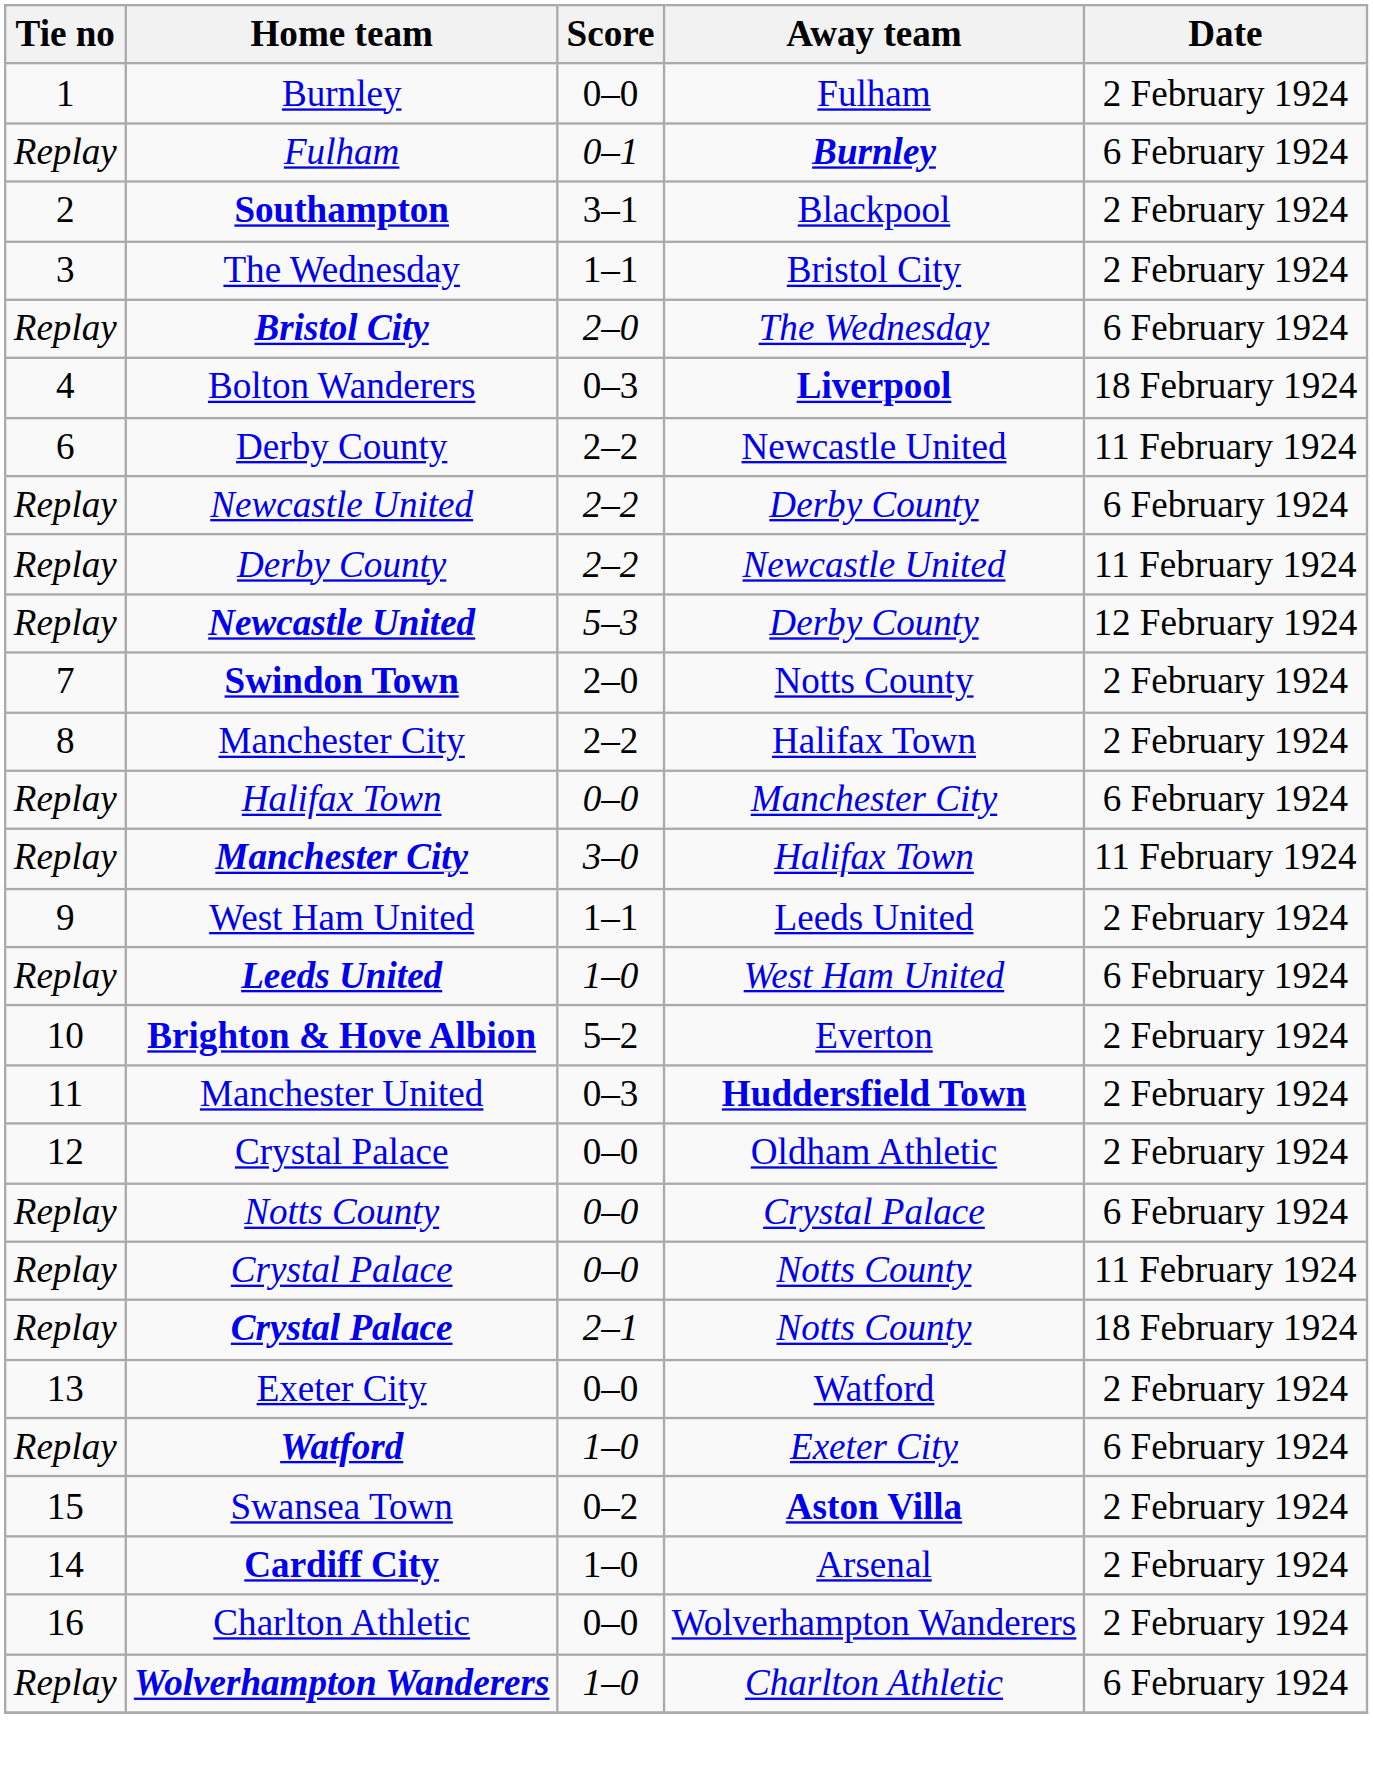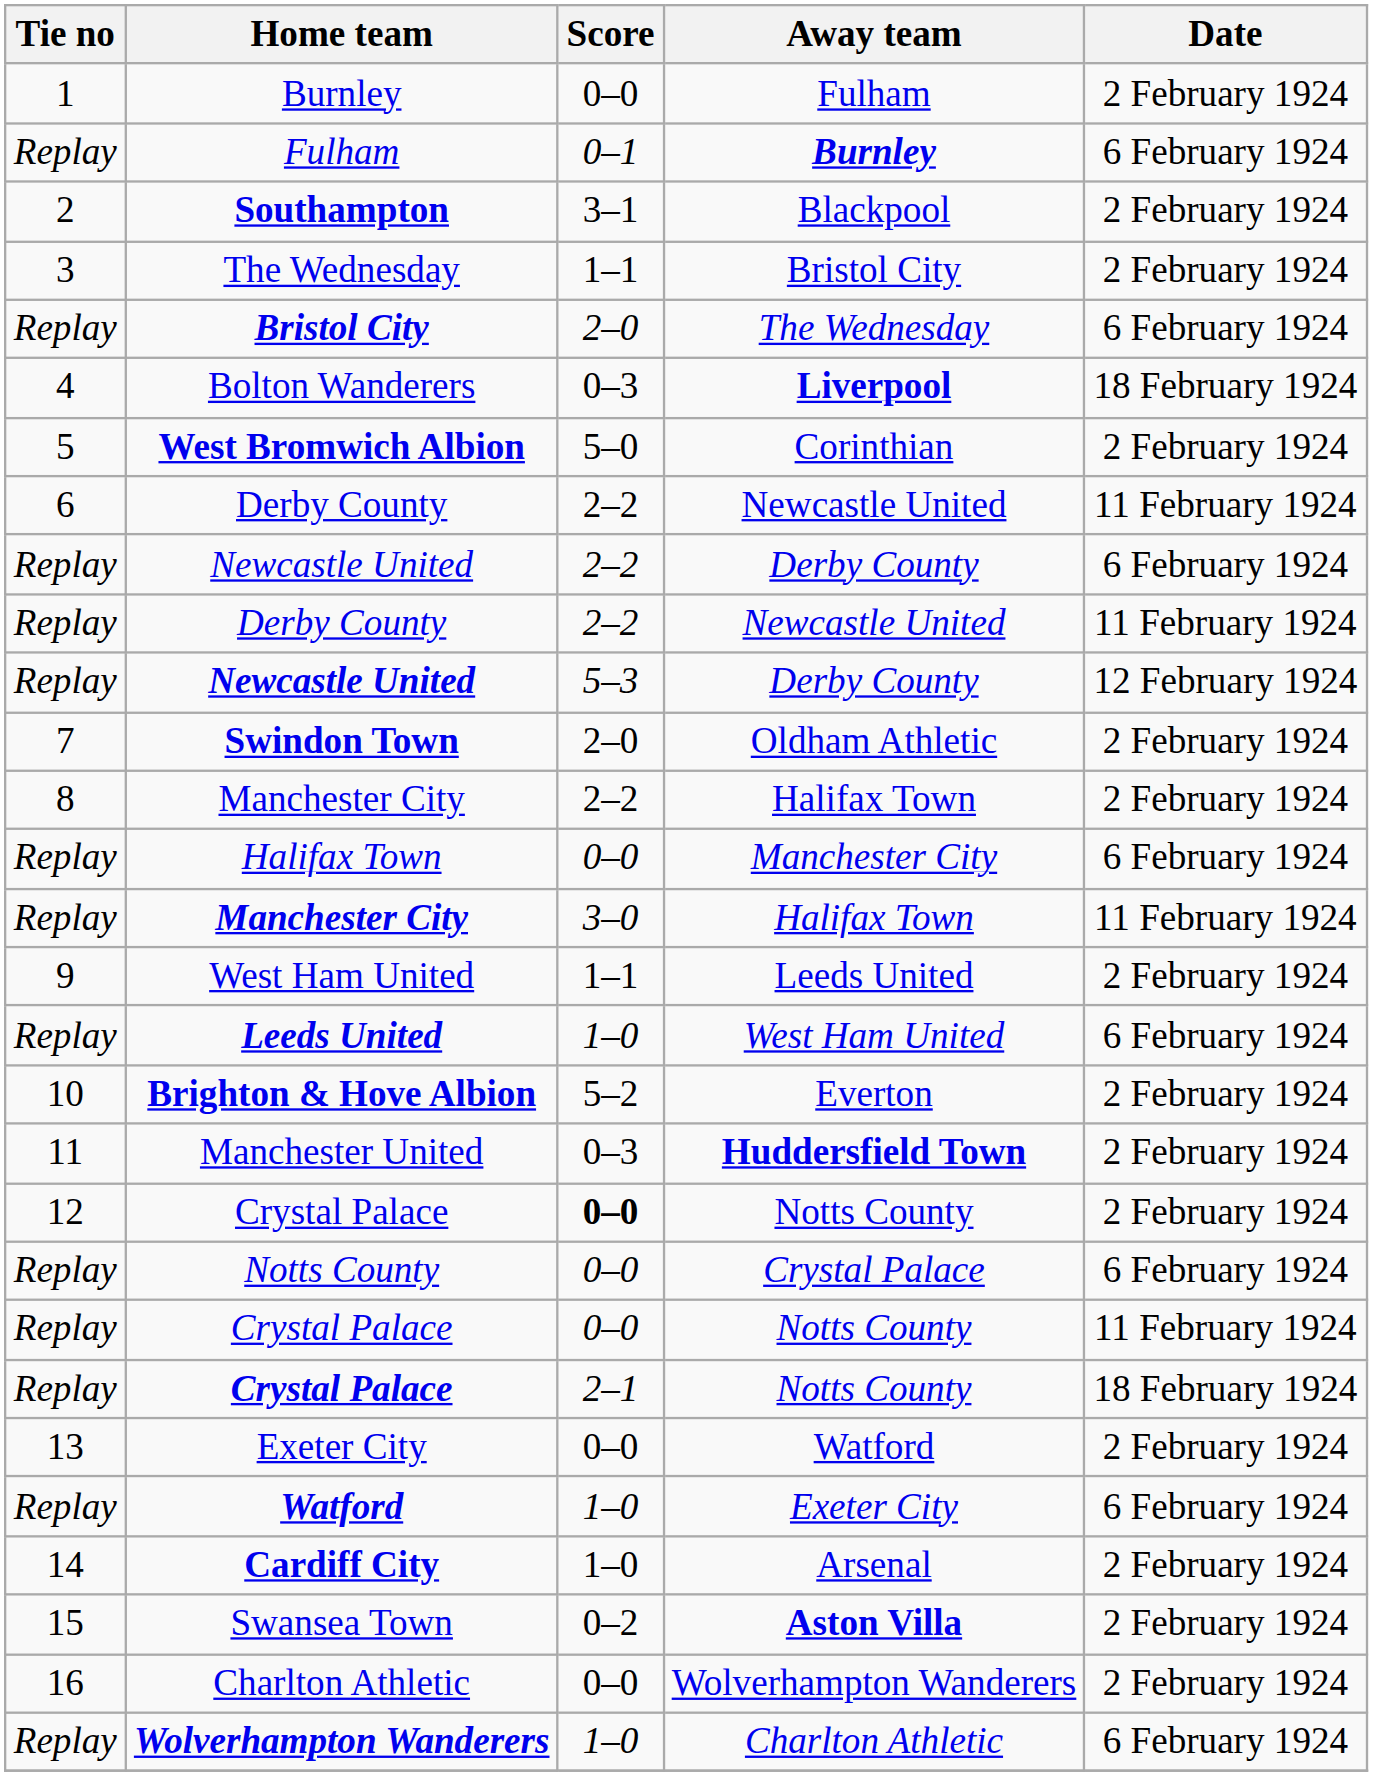+ row: (65, 446)
(874, 681) Notts County -> (874, 740) Oldham Athletic
(611, 1152) normal -> (611, 1211) bold
(874, 1152) Oldham Athletic -> (874, 1211) Notts County
rows swapped: (65, 1564) <-> (65, 1505)
